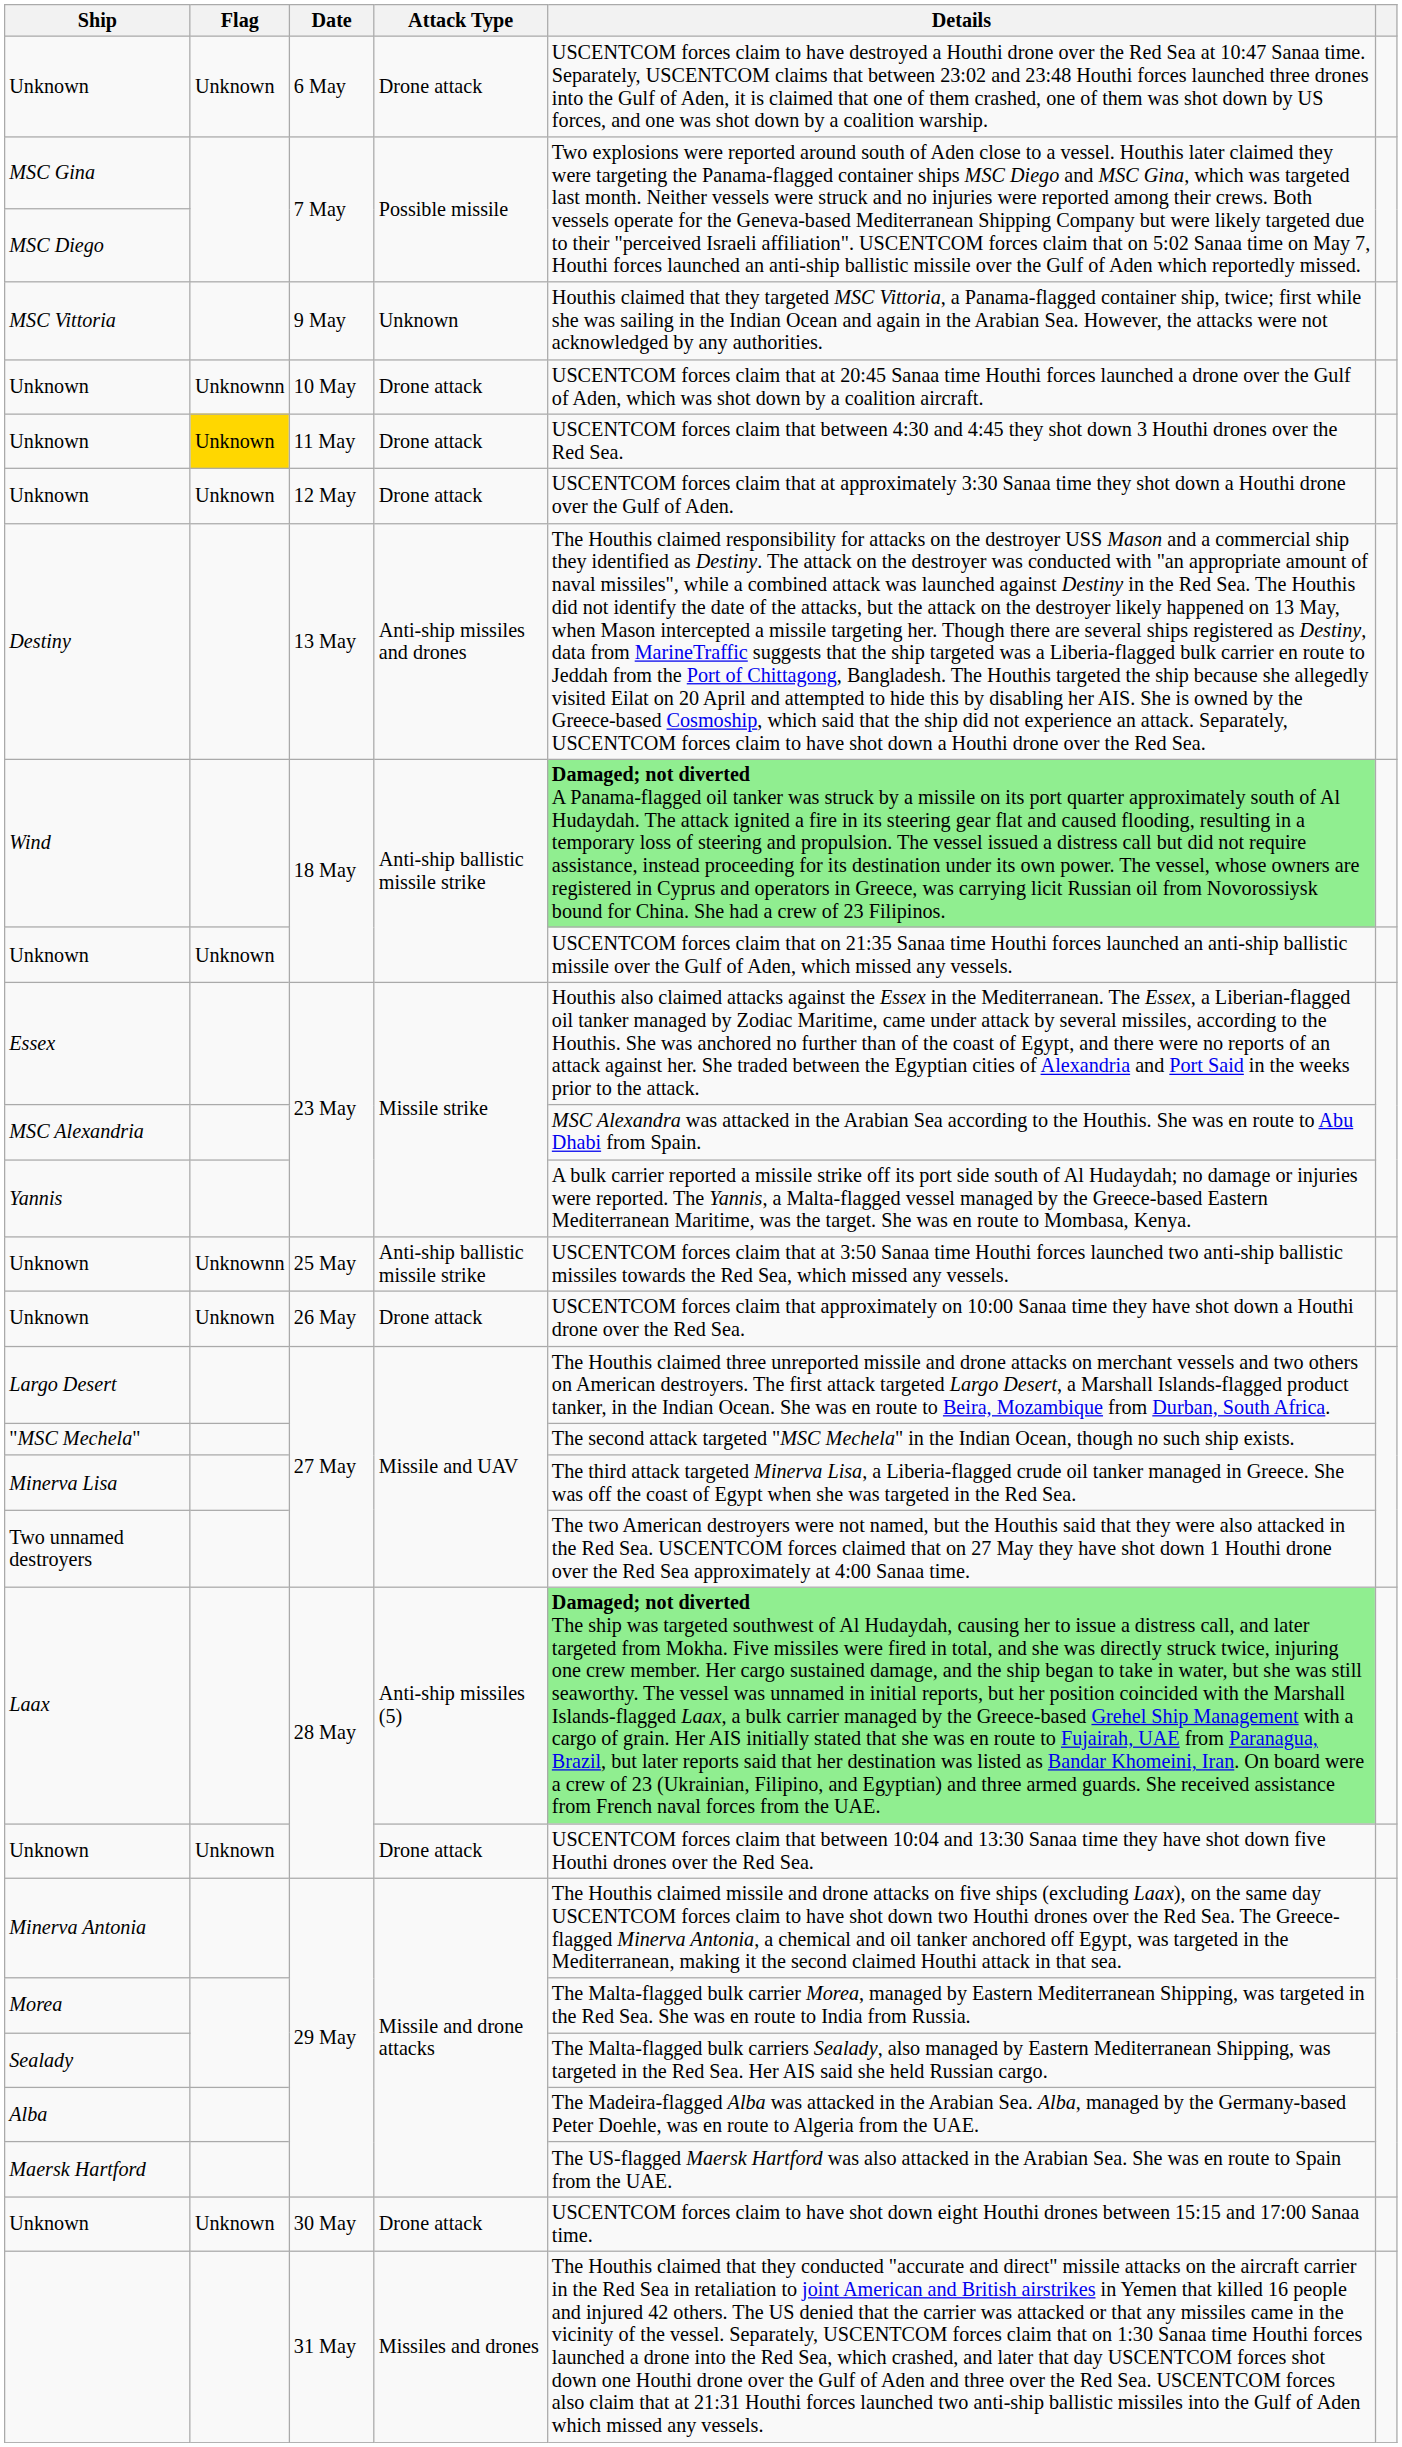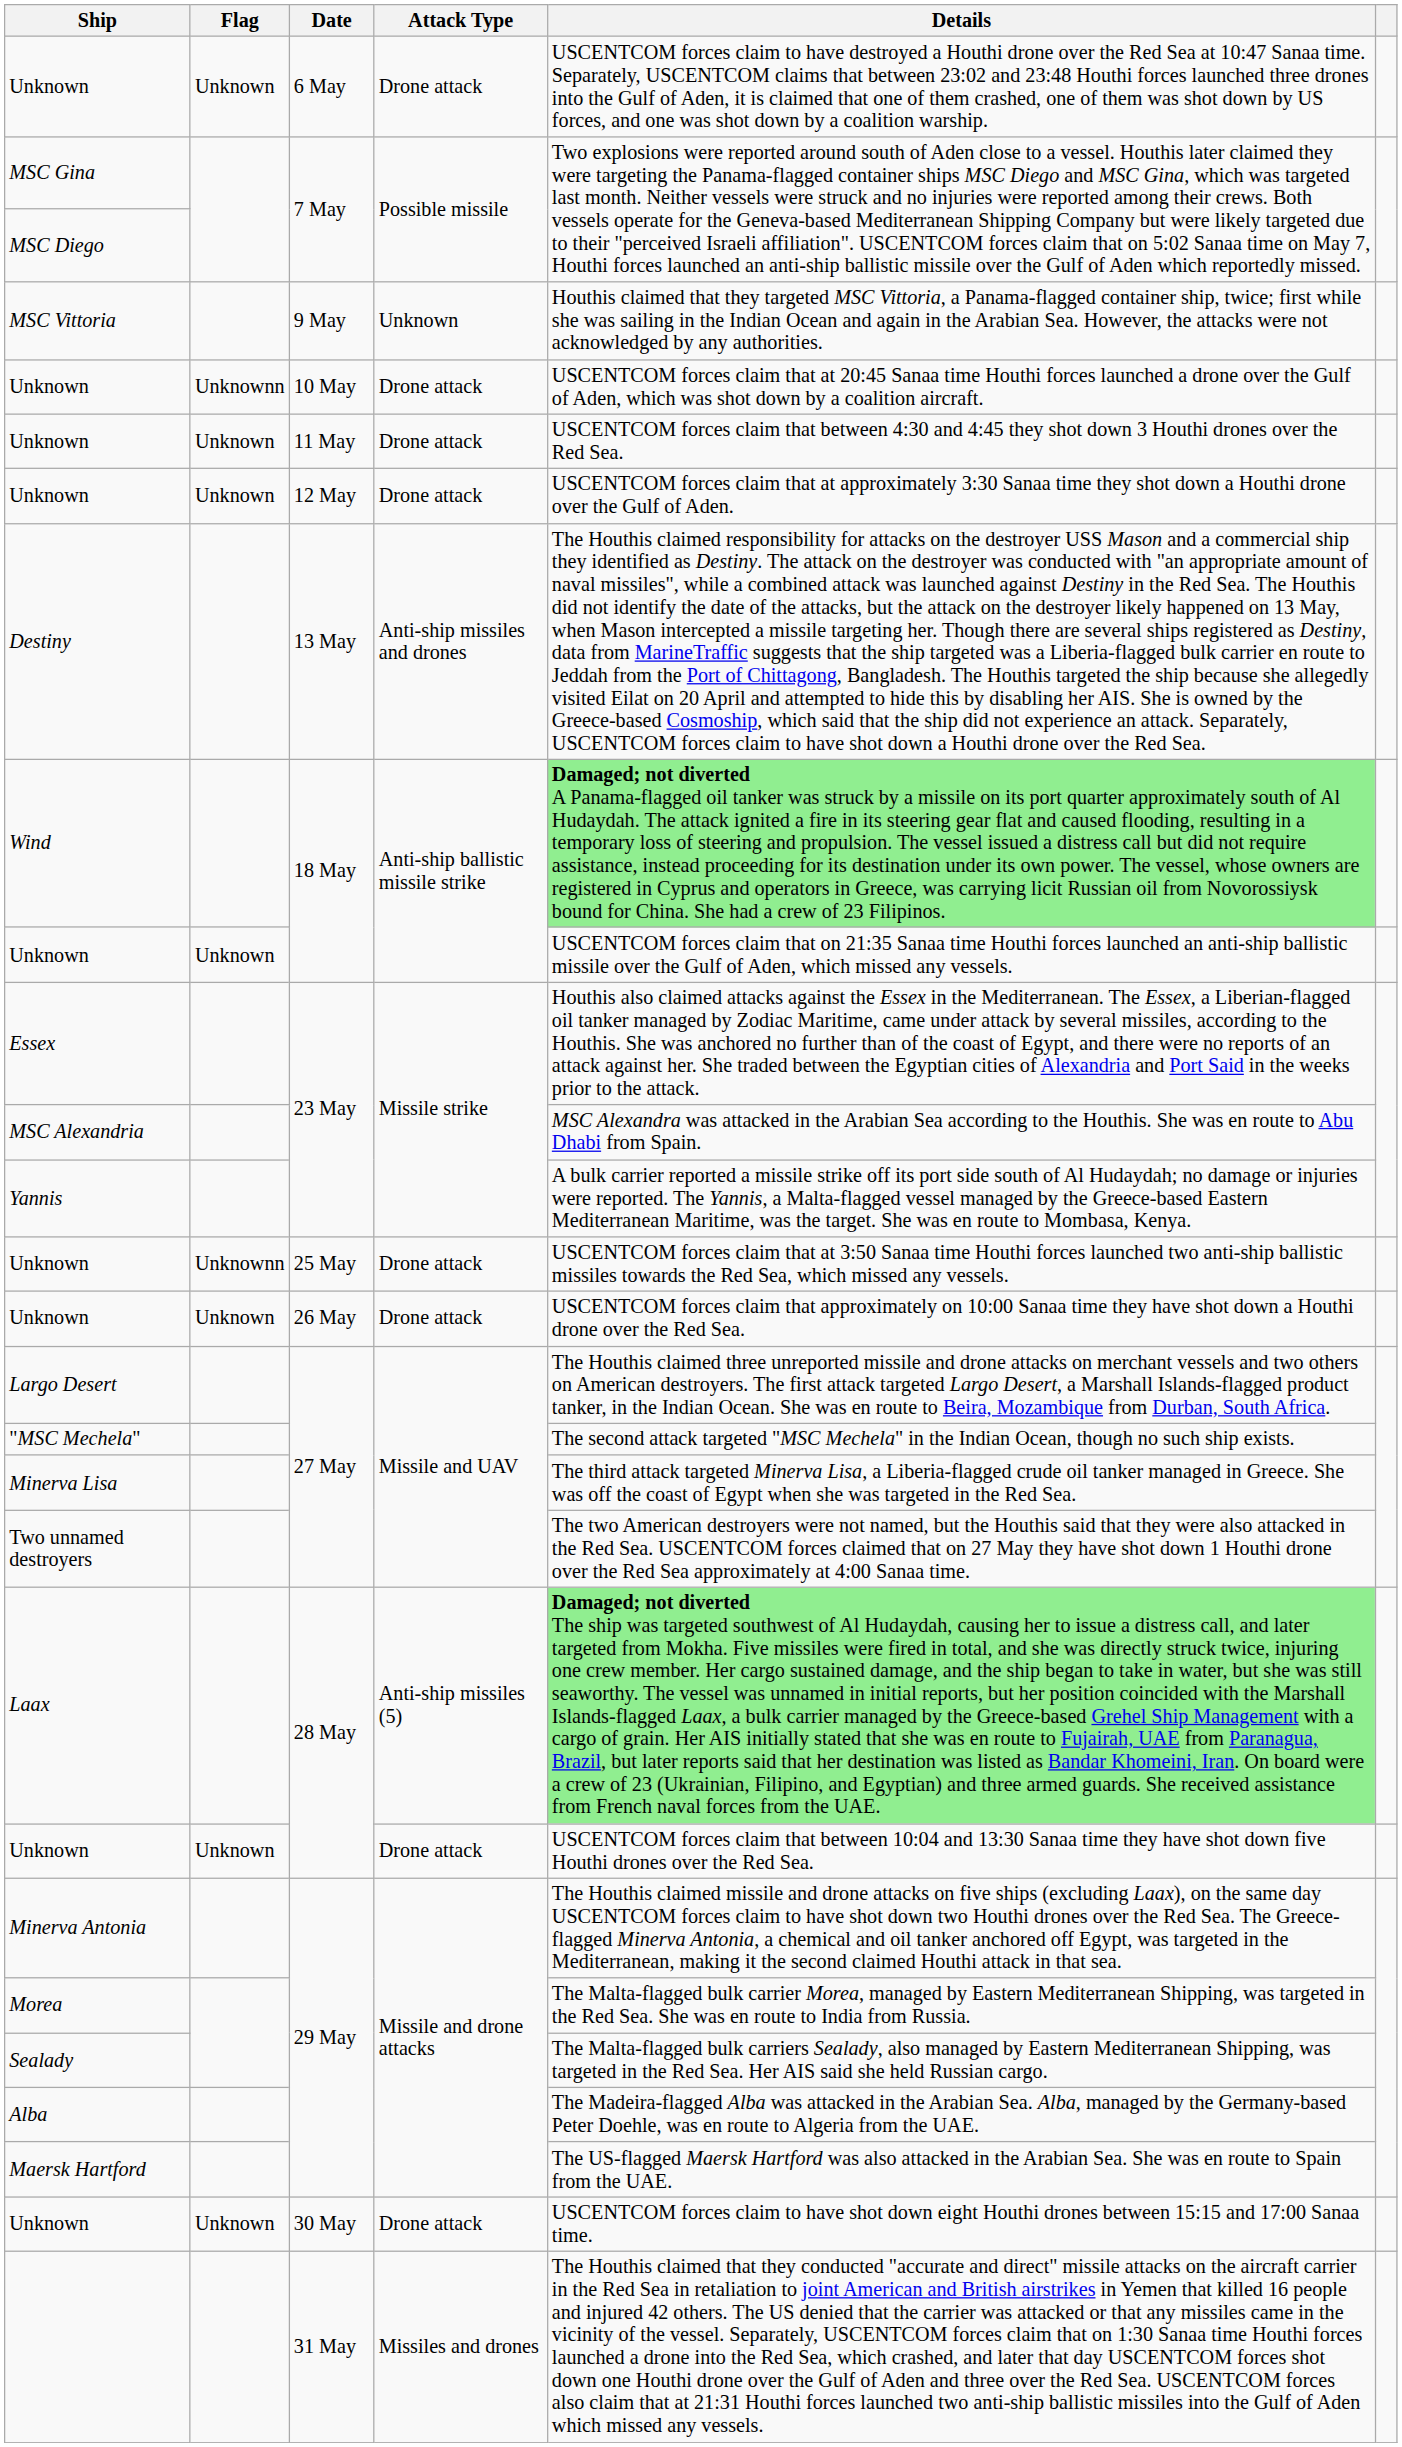(235, 441) gold background -> (235, 441) no background
(451, 1263) Anti-ship ballistic missile strike -> (431, 1263) Drone attack
